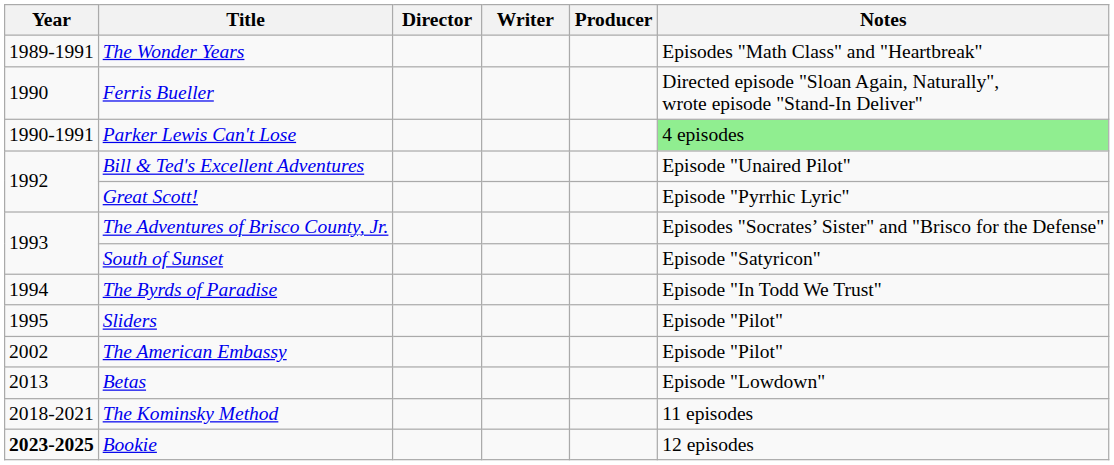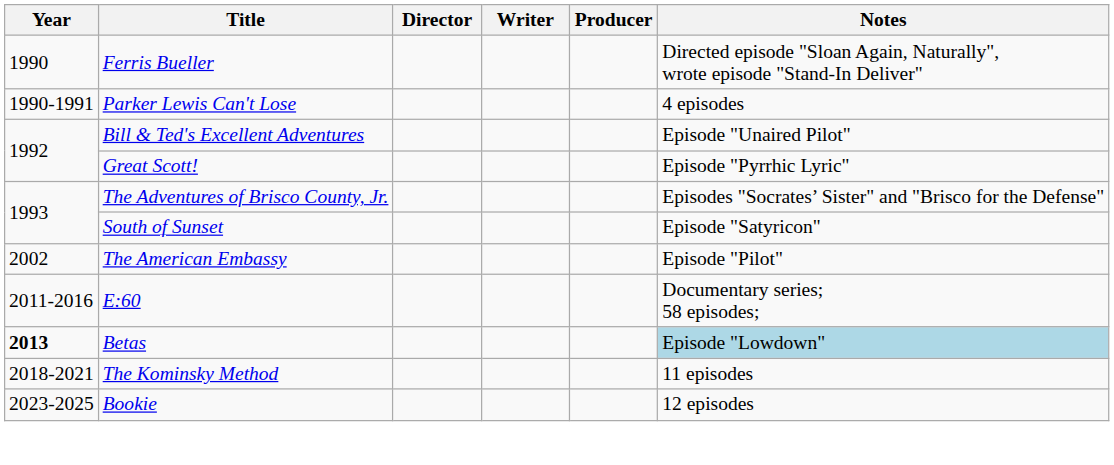- row: (174, 50)
(703, 134) lightgreen background -> (703, 103) no background
- row: (190, 289)
- row: (130, 320)
+ row: (122, 300)
(29, 382) normal -> (29, 342) bold
(744, 382) no background -> (744, 342) lightblue background
(51, 444) bold -> (51, 404) normal
